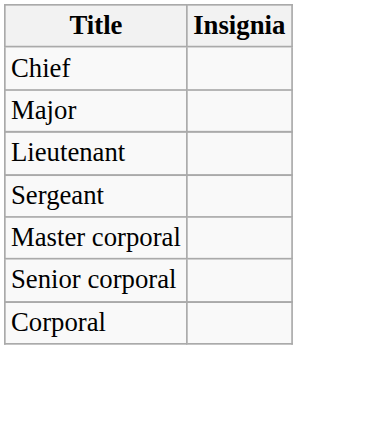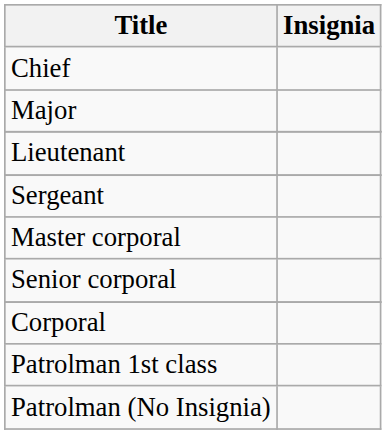+ row: (114, 364)
+ row: (141, 407)
